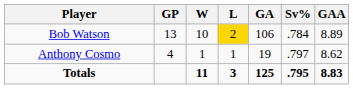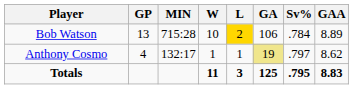+ column: (178, 14)
(265, 53) no background -> (268, 53) khaki background
